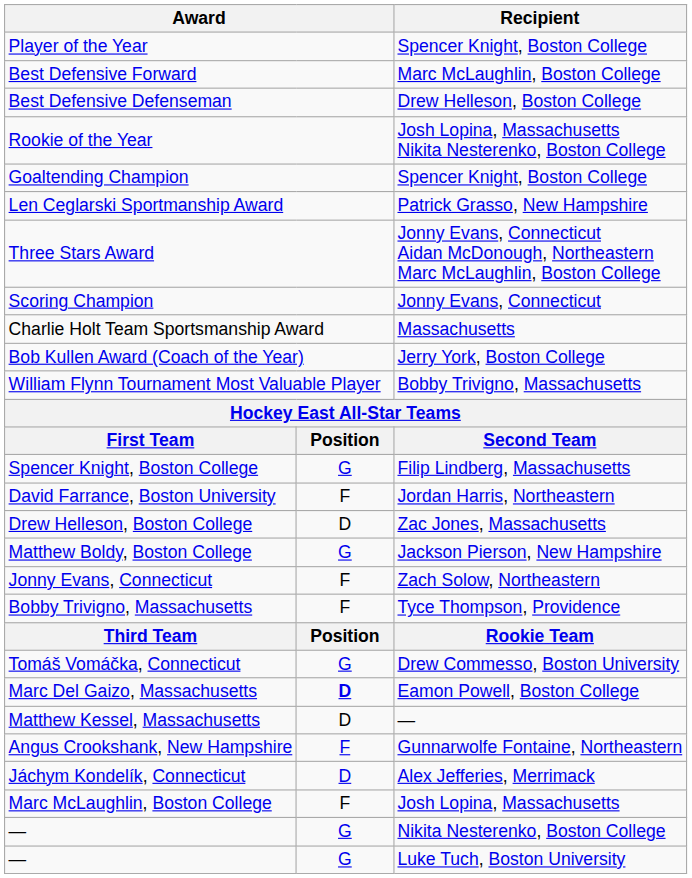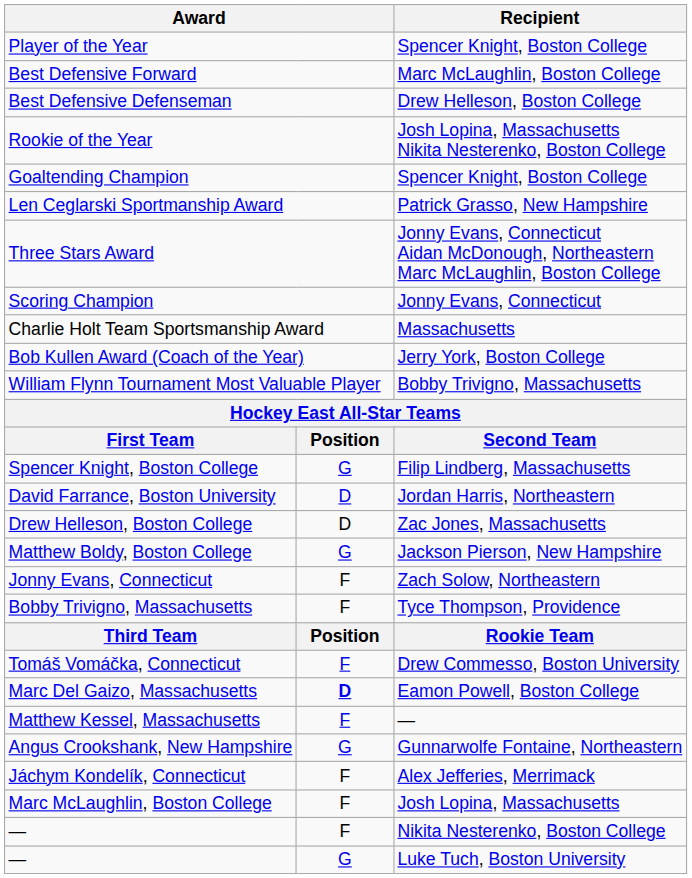(345, 496) F -> (345, 496) D
(345, 664) G -> (345, 664) F
(345, 719) D -> (345, 719) F
(345, 747) F -> (345, 747) G
(345, 775) D -> (345, 775) F
(345, 831) G -> (345, 831) F
